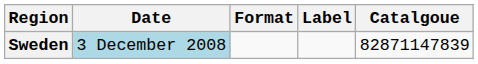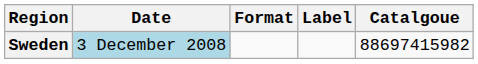(415, 45) 82871147839 -> (415, 45) 88697415982
